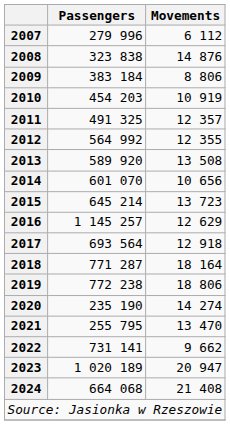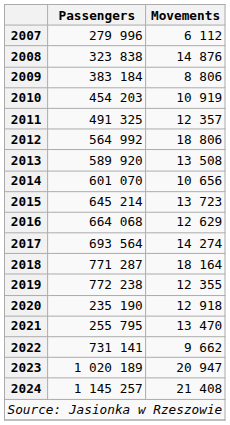(199, 139) 12 355 -> (199, 139) 18 806
(108, 223) 1 145 257 -> (116, 223) 664 068
(199, 243) 12 918 -> (199, 243) 14 274
(199, 285) 18 806 -> (199, 285) 12 355
(199, 306) 14 274 -> (199, 306) 12 918
(116, 389) 664 068 -> (108, 389) 1 145 257
